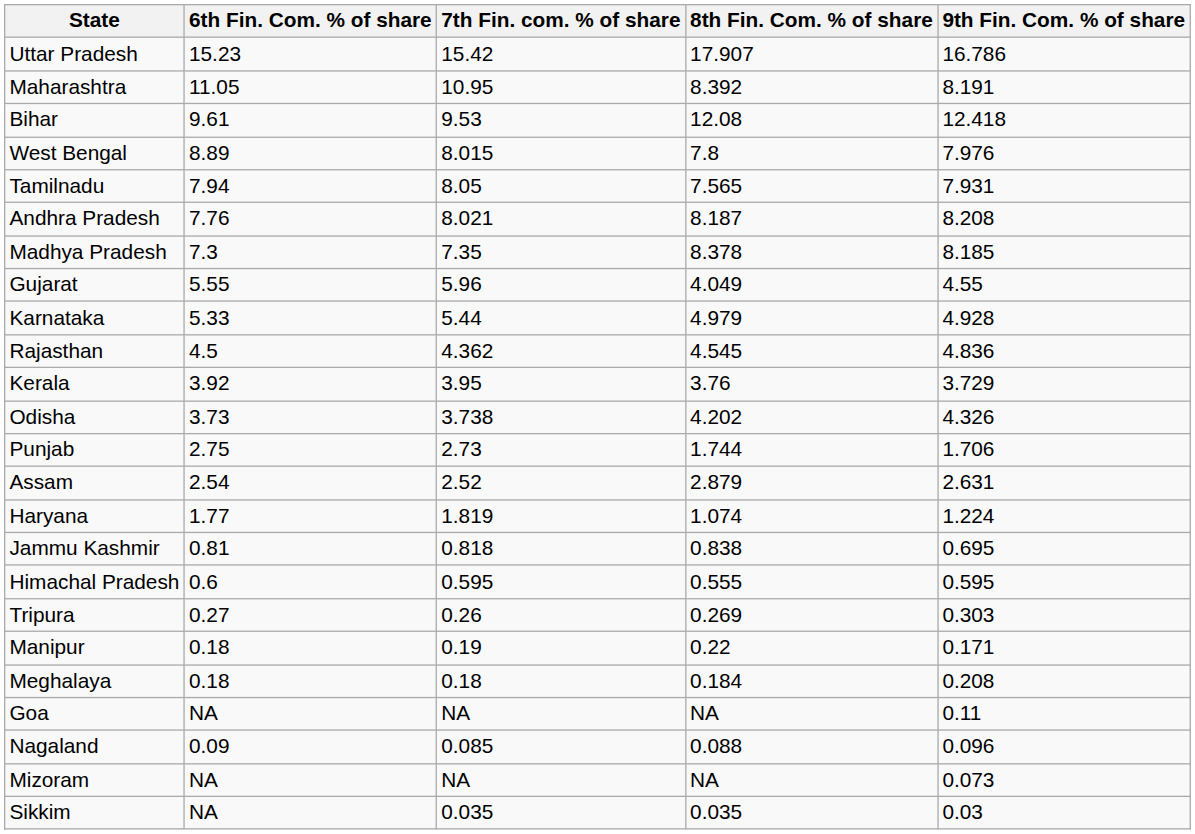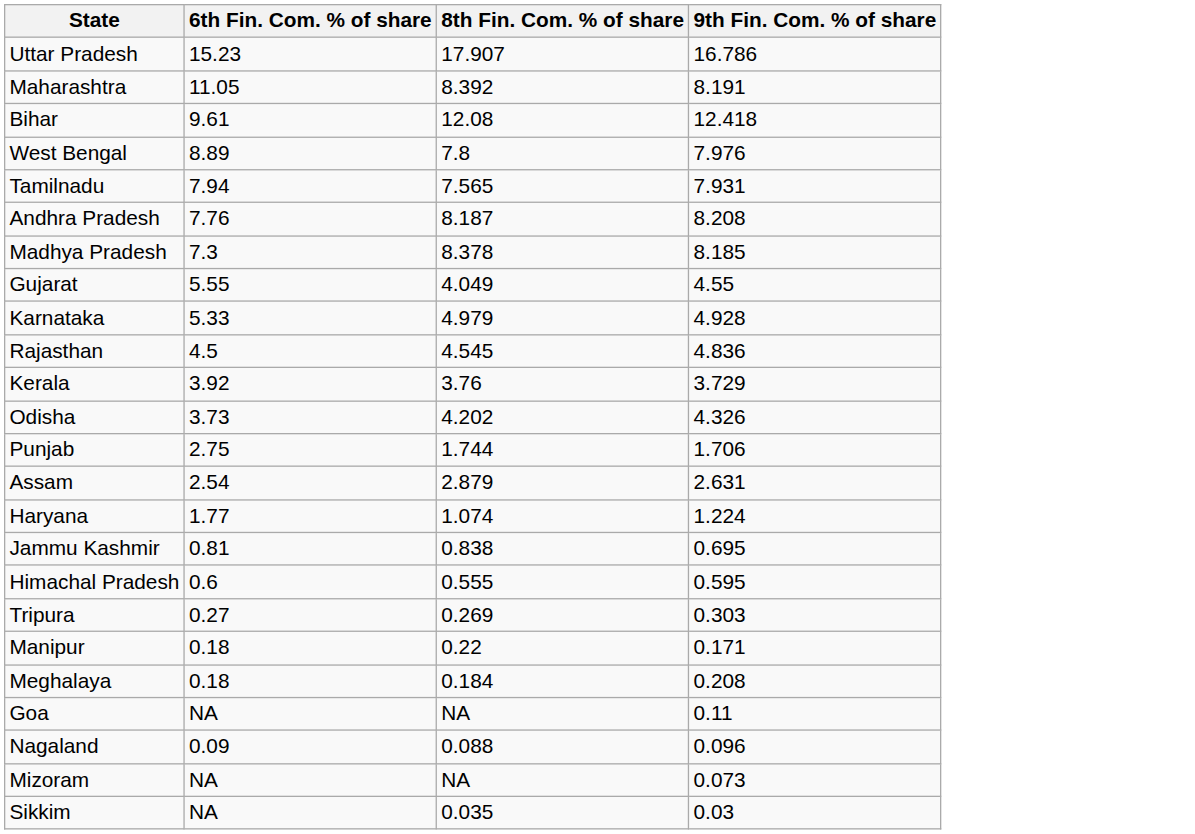- column: (561, 20)
